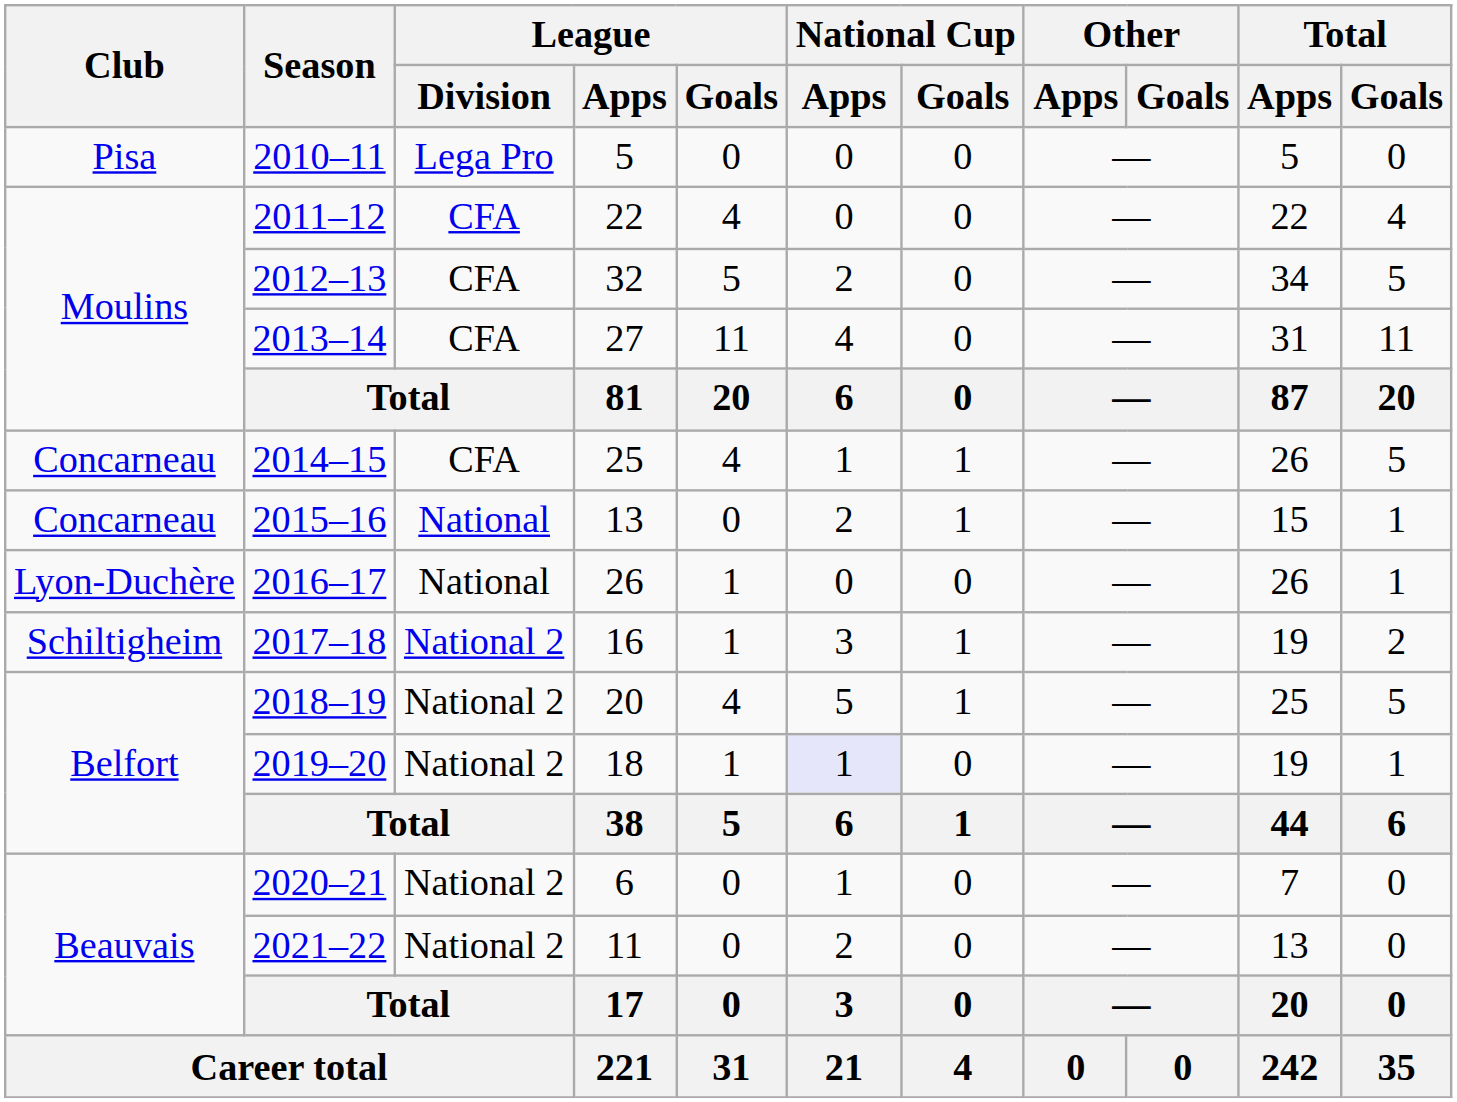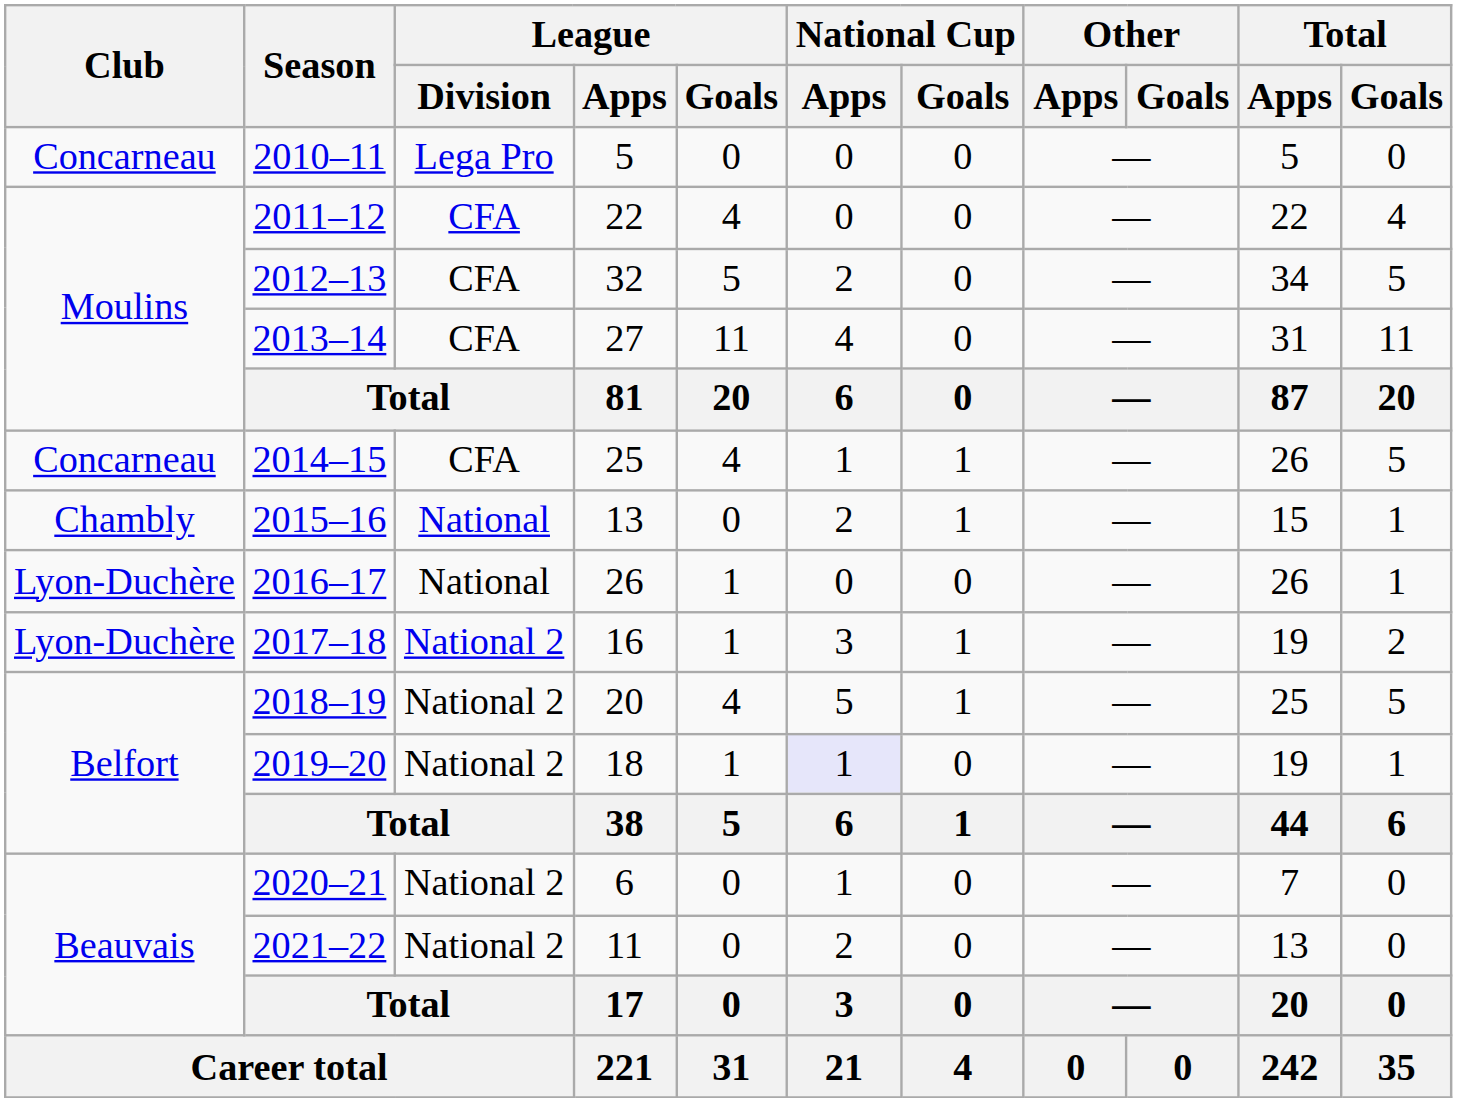(124, 156) Pisa -> (124, 156) Concarneau
(124, 519) Concarneau -> (124, 519) Chambly
(124, 641) Schiltigheim -> (124, 641) Lyon-Duchère
